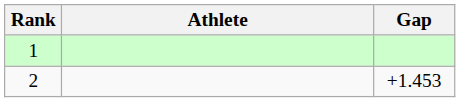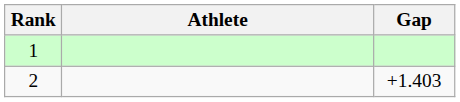(414, 81) +1.453 -> (414, 81) +1.403
